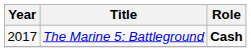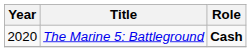(22, 36) 2017 -> (22, 36) 2020
